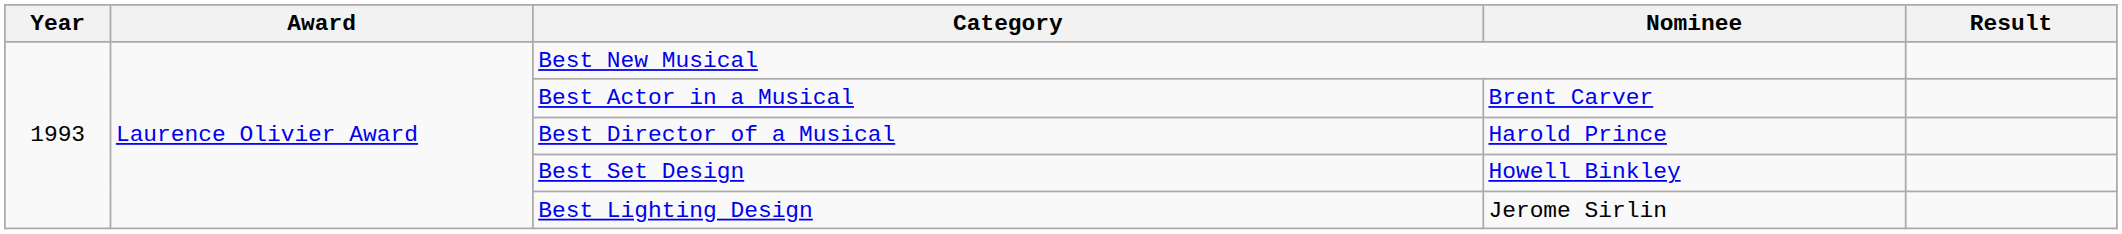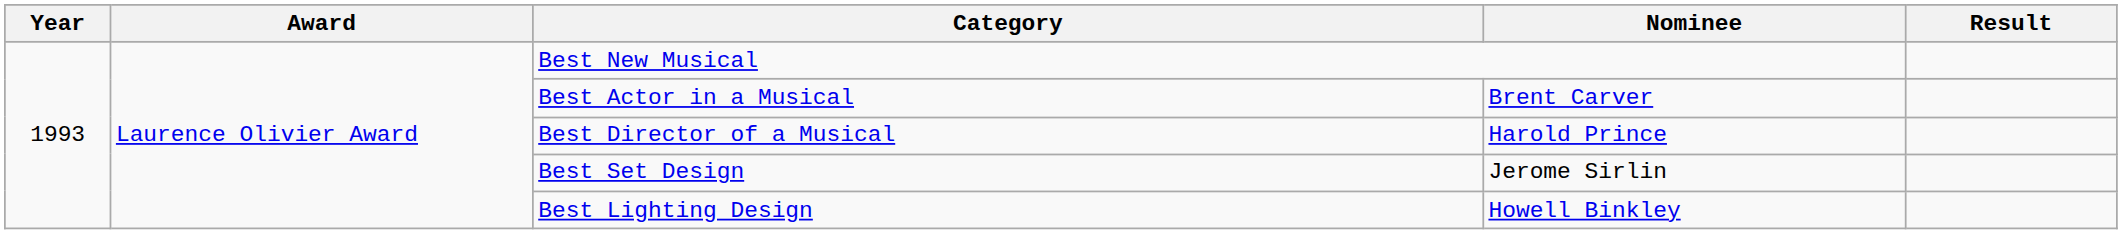(1585, 173) Howell Binkley -> (1578, 173) Jerome Sirlin
(1578, 210) Jerome Sirlin -> (1585, 210) Howell Binkley
